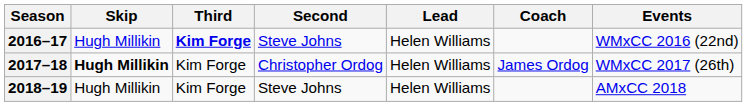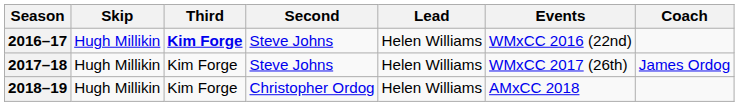columns swapped: (543, 16) <-> (667, 16)
(121, 64) bold -> (117, 64) normal
(320, 64) Christopher Ordog -> (291, 64) Steve Johns
(300, 88) Steve Johns -> (312, 88) Christopher Ordog
